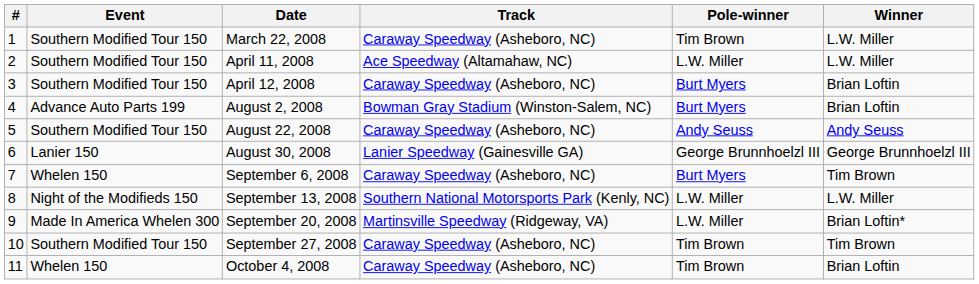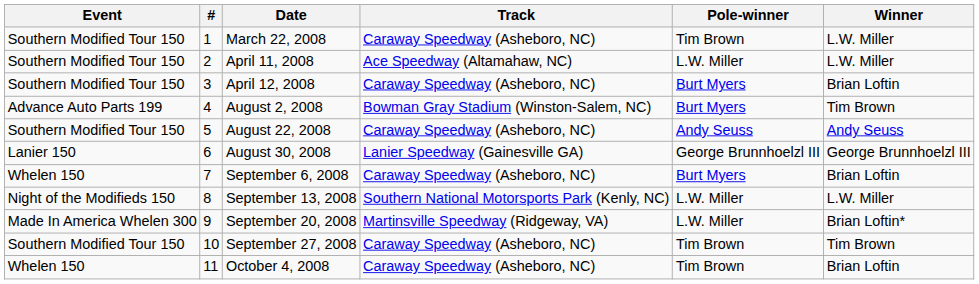columns swapped: (16, 15) <-> (125, 15)
(863, 107) Brian Loftin -> (861, 107) Tim Brown
(861, 175) Tim Brown -> (863, 175) Brian Loftin
